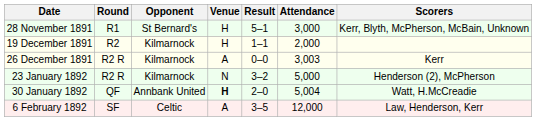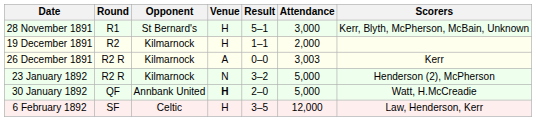(307, 92) 5,004 -> (307, 92) 5,000
(225, 108) A -> (225, 108) H
